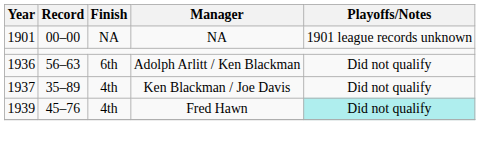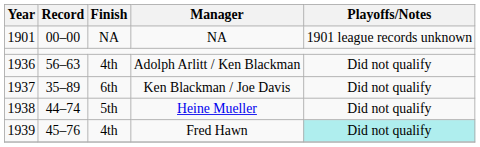(109, 65) 6th -> (109, 65) 4th
(109, 87) 4th -> (109, 87) 6th
+ row: (21, 109)
